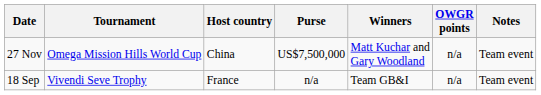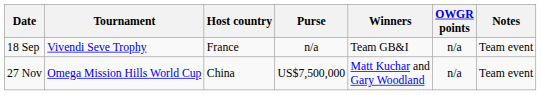rows swapped: (23, 80) <-> (24, 54)
